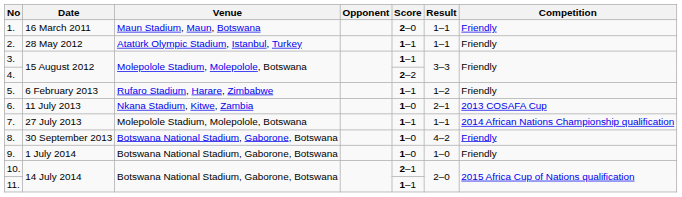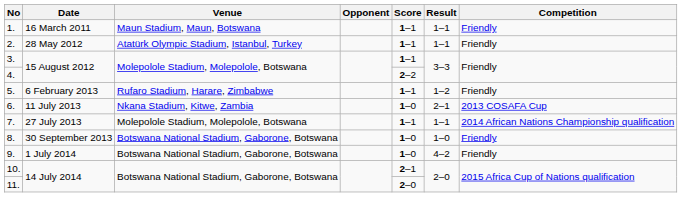(408, 27) 2–0 -> (408, 27) 1–1
(441, 137) 4–2 -> (441, 137) 1–0
(441, 153) 1–0 -> (441, 153) 4–2
(408, 184) 1–1 -> (408, 184) 2–0
